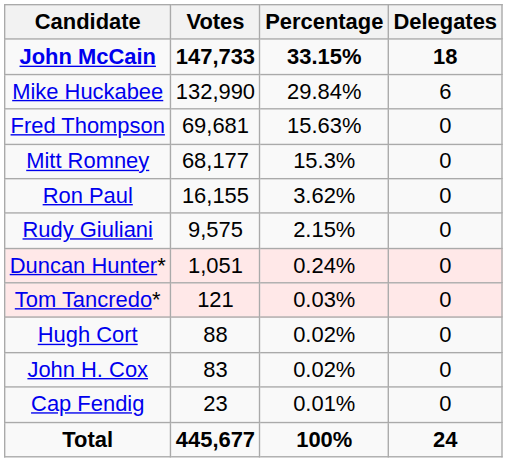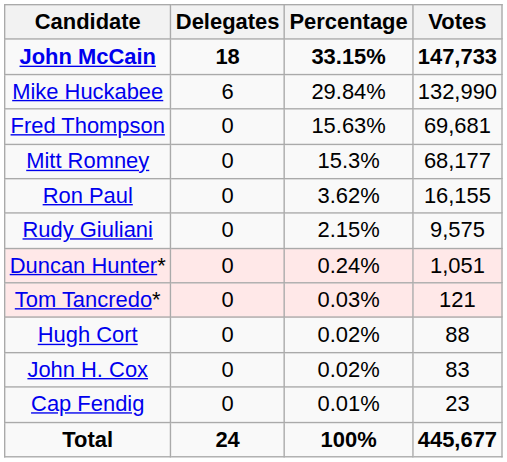columns swapped: (215, 21) <-> (445, 21)
